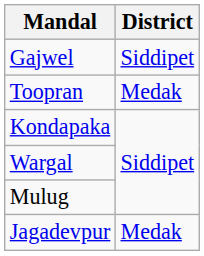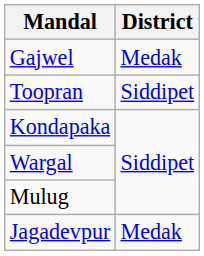(157, 57) Siddipet -> (151, 57) Medak
(151, 92) Medak -> (157, 92) Siddipet
